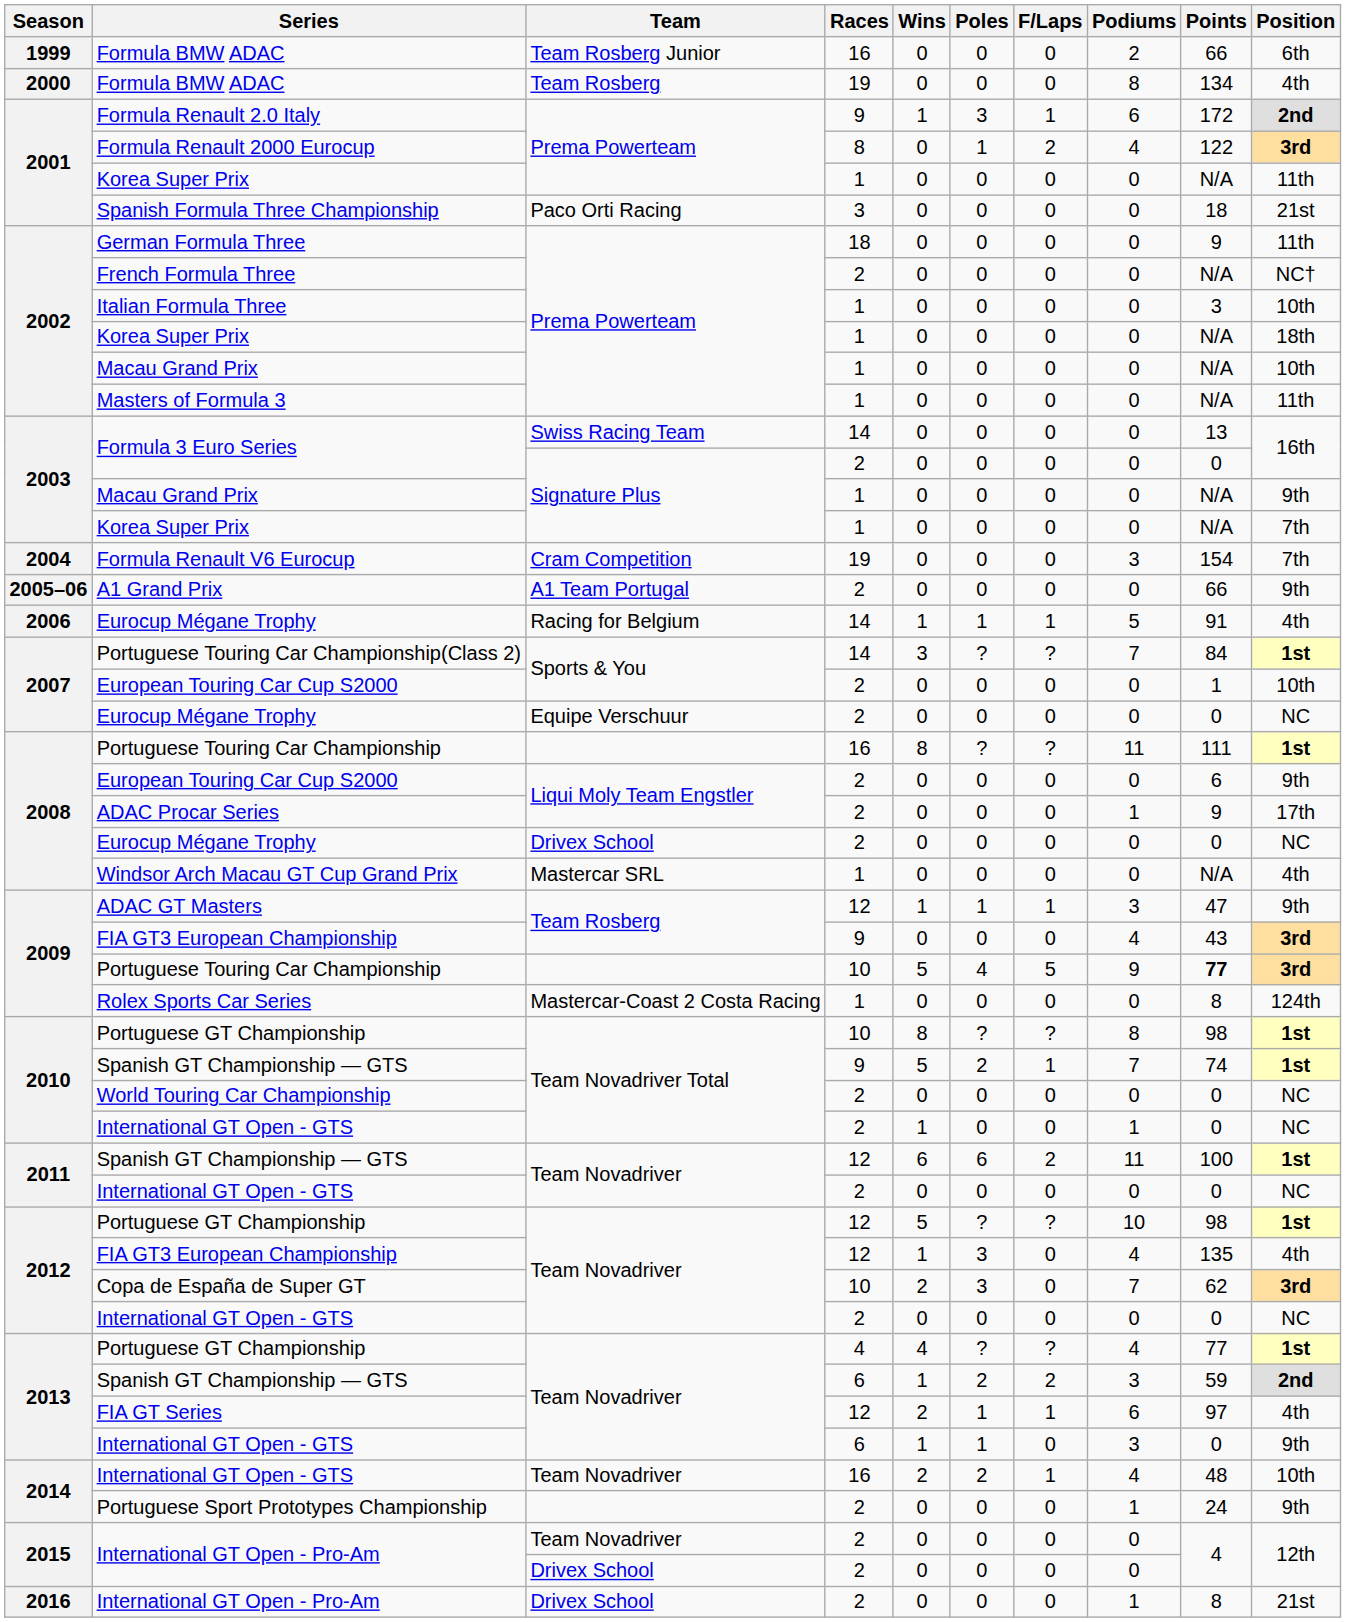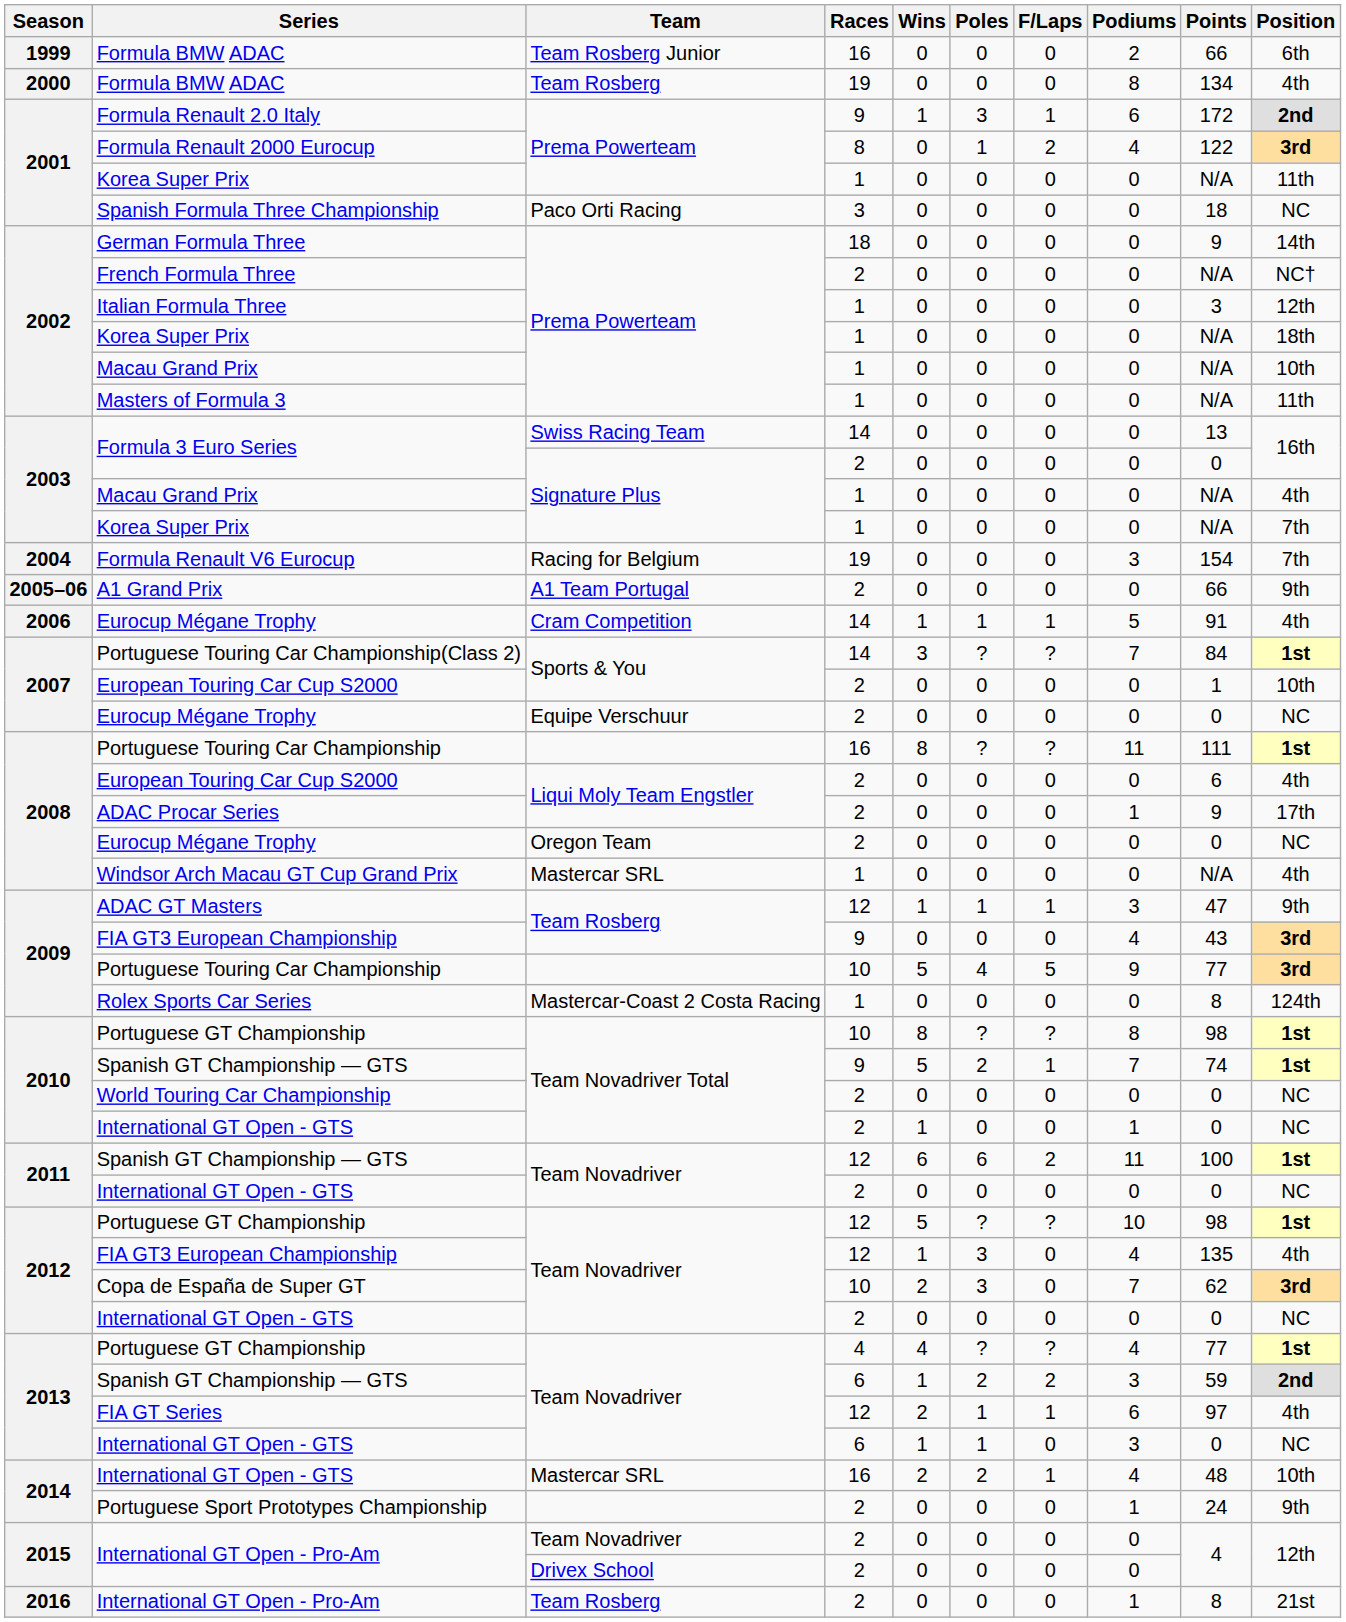(1296, 211) 21st -> (1296, 211) NC
(1296, 242) 11th -> (1296, 242) 14th
(1296, 305) 10th -> (1296, 305) 12th
(1296, 495) 9th -> (1296, 495) 4th
(611, 558) Cram Competition -> (615, 558) Racing for Belgium
(615, 622) Racing for Belgium -> (611, 622) Cram Competition
(1296, 780) 9th -> (1296, 780) 4th
(592, 843) Drivex School -> (591, 843) Oregon Team
(1216, 970) bold -> (1216, 970) normal
(1296, 1444) 9th -> (1296, 1444) NC
(606, 1476) Team Novadriver -> (597, 1476) Mastercar SRL
(592, 1602) Drivex School -> (595, 1602) Team Rosberg
